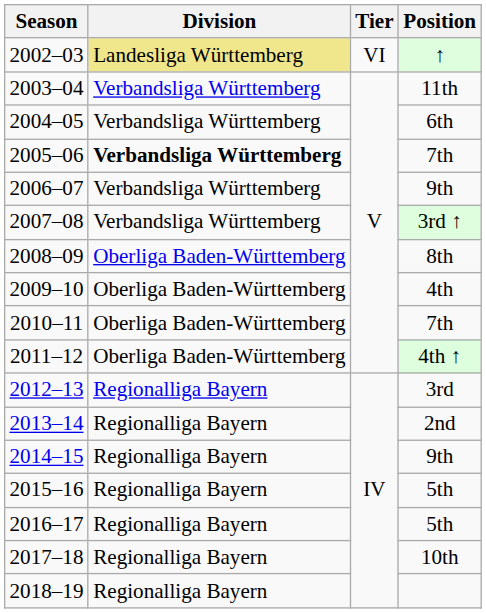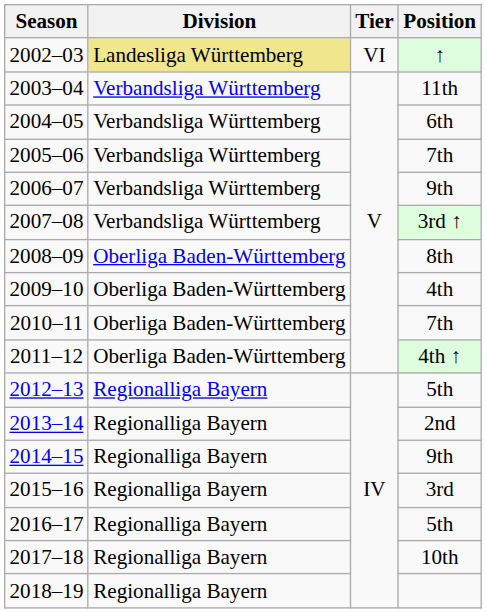(217, 155) bold -> (207, 155) normal
(440, 389) 3rd -> (440, 389) 5th
(440, 490) 5th -> (440, 490) 3rd
